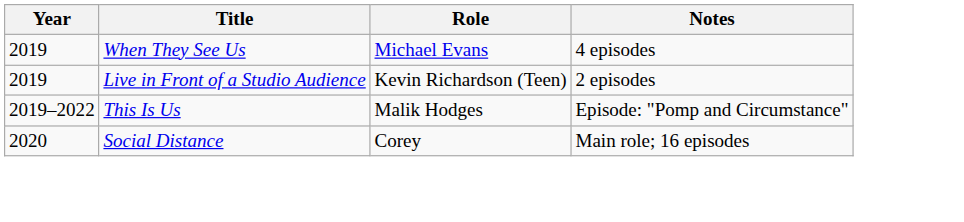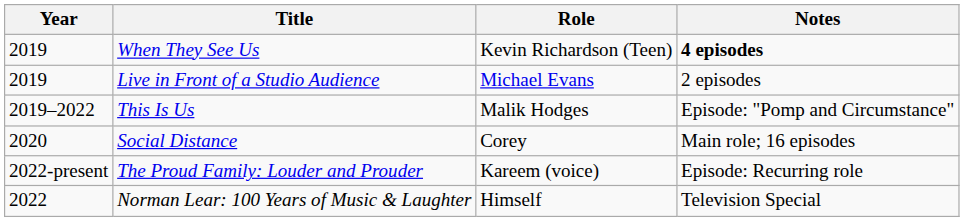(431, 49) Michael Evans -> (576, 49) Kevin Richardson (Teen)
(615, 49) normal -> (722, 49) bold
(471, 79) Kevin Richardson (Teen) -> (537, 79) Michael Evans
+ row: (270, 170)
+ row: (294, 200)
